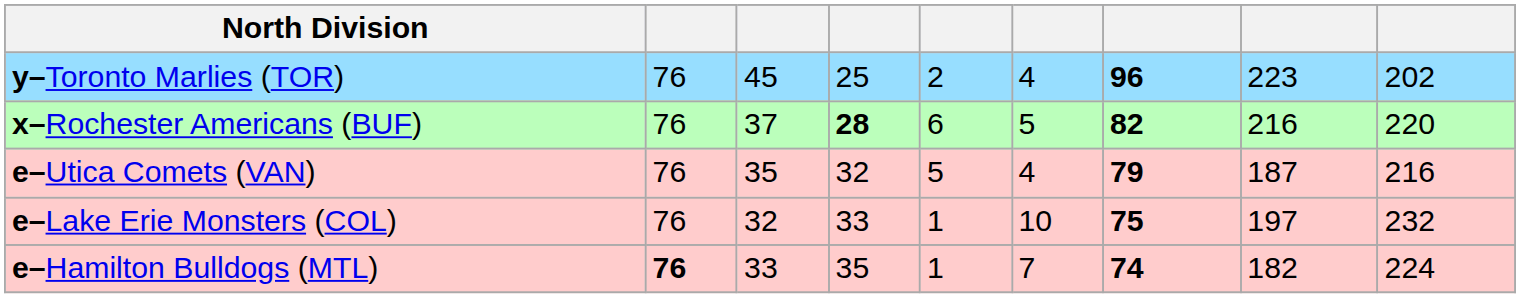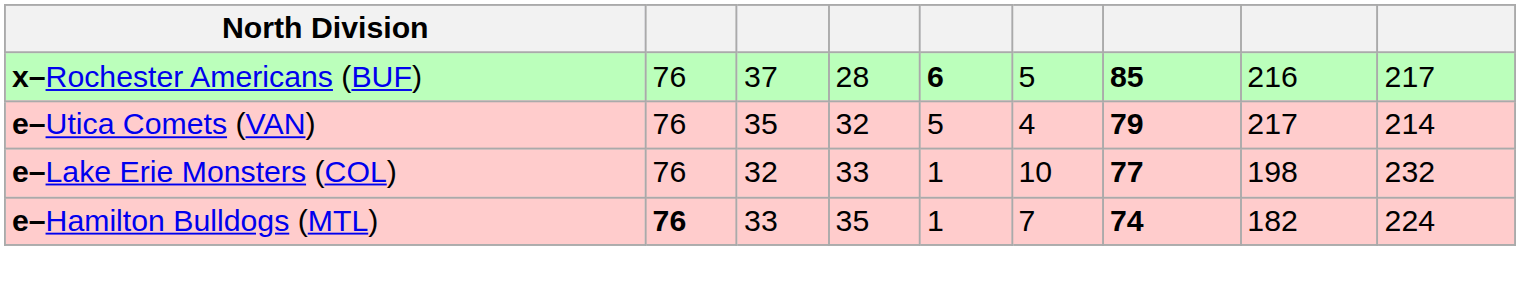- row: (178, 76)
(852, 124) bold -> (852, 76) normal
(935, 124) normal -> (935, 76) bold
(1127, 124) 82 -> (1127, 76) 85
(1410, 124) 220 -> (1410, 76) 217
(1273, 172) 187 -> (1273, 124) 217
(1410, 172) 216 -> (1410, 124) 214
(1127, 220) 75 -> (1127, 172) 77
(1273, 220) 197 -> (1273, 172) 198
